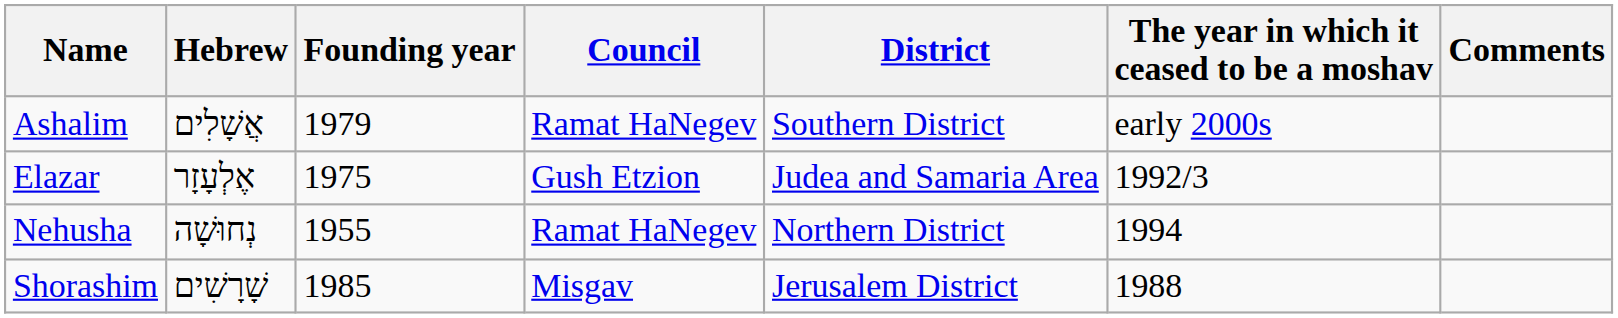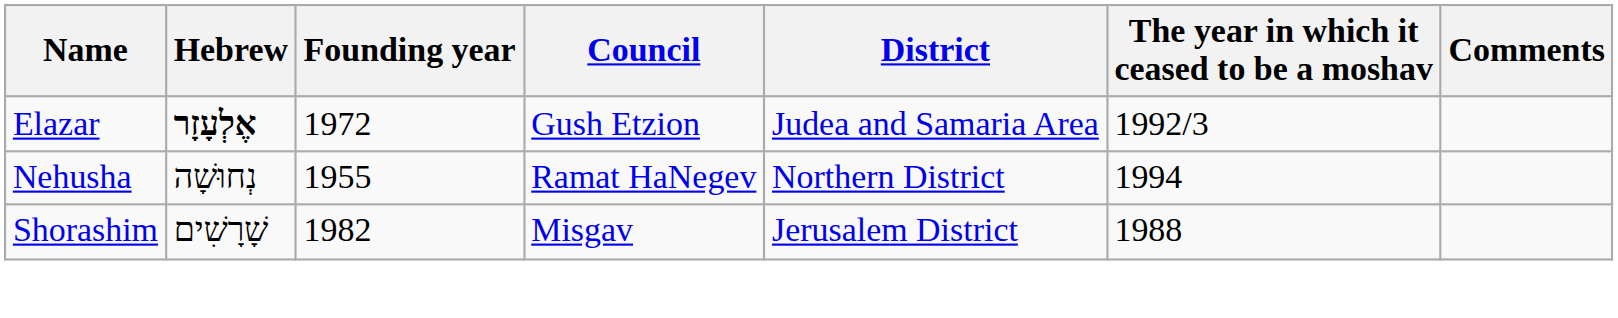- row: (70, 123)
(214, 177) normal -> (215, 123) bold
(338, 177) 1975 -> (338, 123) 1972
(338, 284) 1985 -> (338, 230) 1982
